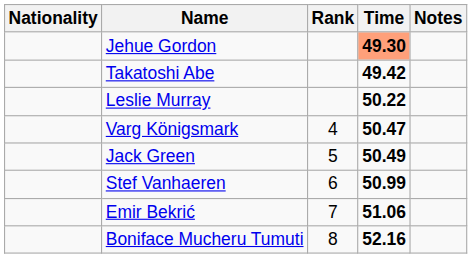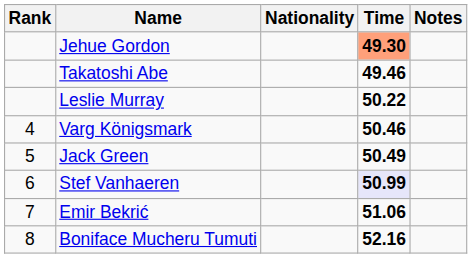columns swapped: (333, 18) <-> (53, 18)
(384, 73) 49.42 -> (384, 73) 49.46
(384, 128) 50.47 -> (384, 128) 50.46
(384, 184) no background -> (384, 184) lavender background
